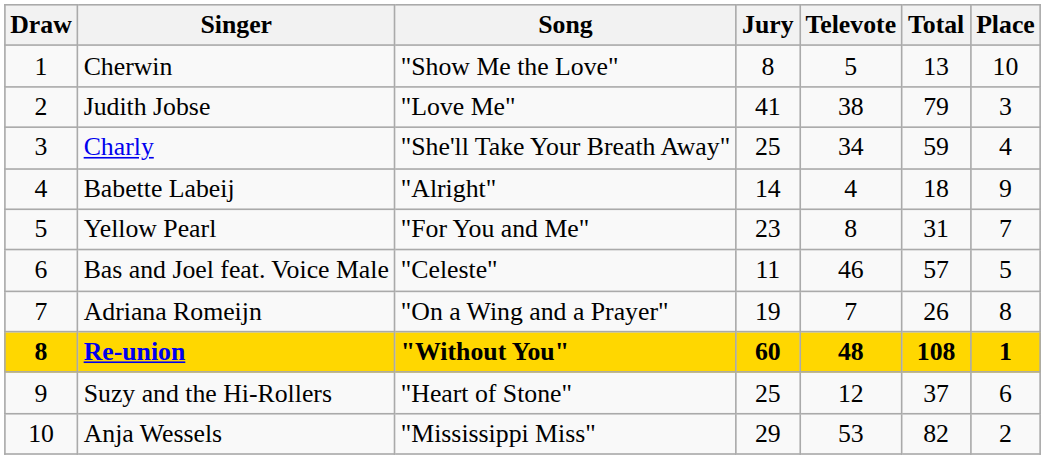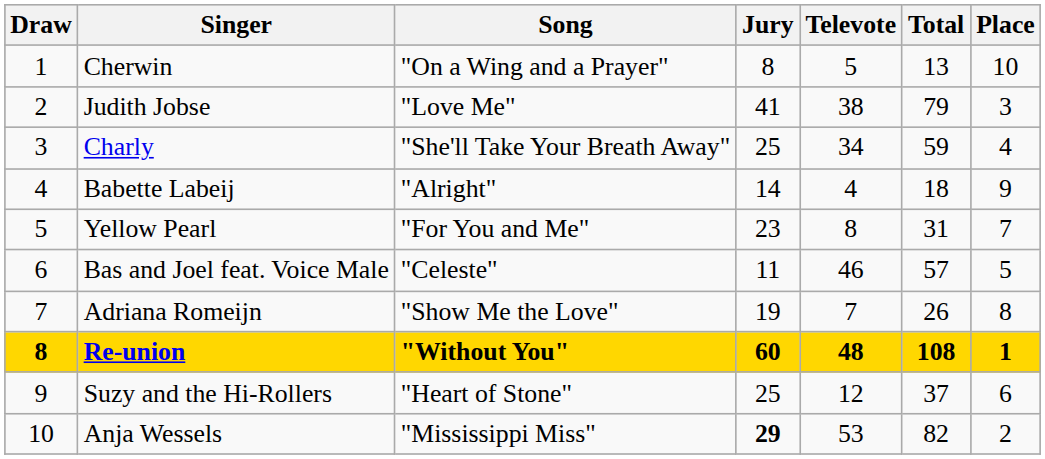(510, 65) "Show Me the Love" -> (535, 65) "On a Wing and a Prayer"
(535, 310) "On a Wing and a Prayer" -> (510, 310) "Show Me the Love"
(768, 433) normal -> (768, 433) bold
